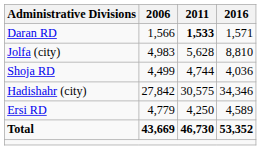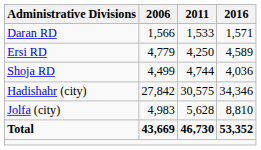(200, 33) bold -> (200, 33) normal
rows swapped: (27, 110) <-> (34, 52)
